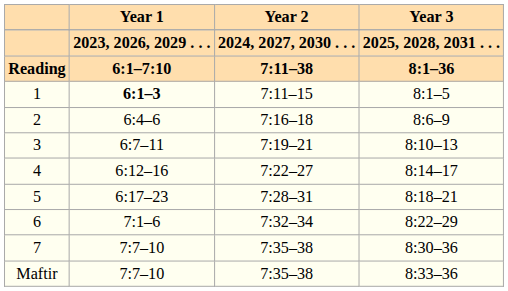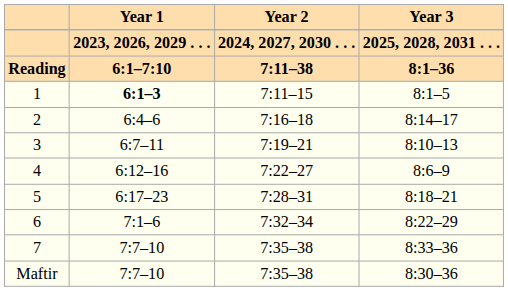(431, 119) 8:6–9 -> (431, 119) 8:14–17
(431, 171) 8:14–17 -> (431, 171) 8:6–9
(431, 247) 8:30–36 -> (431, 247) 8:33–36
(431, 273) 8:33–36 -> (431, 273) 8:30–36
